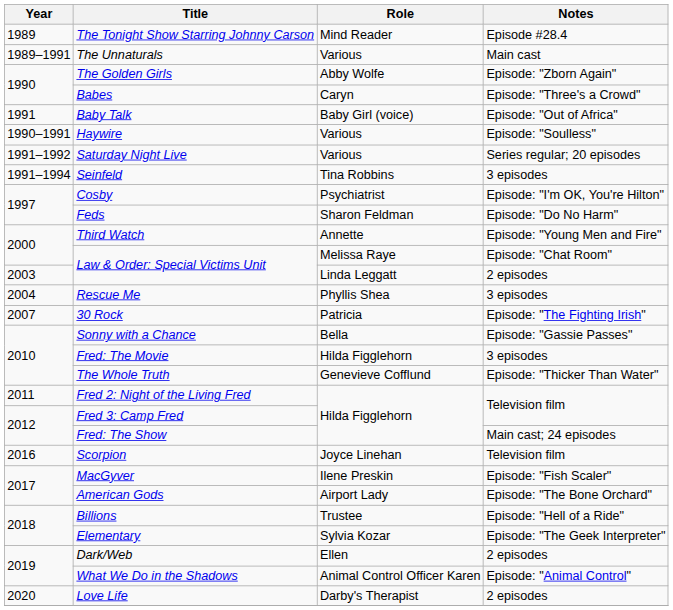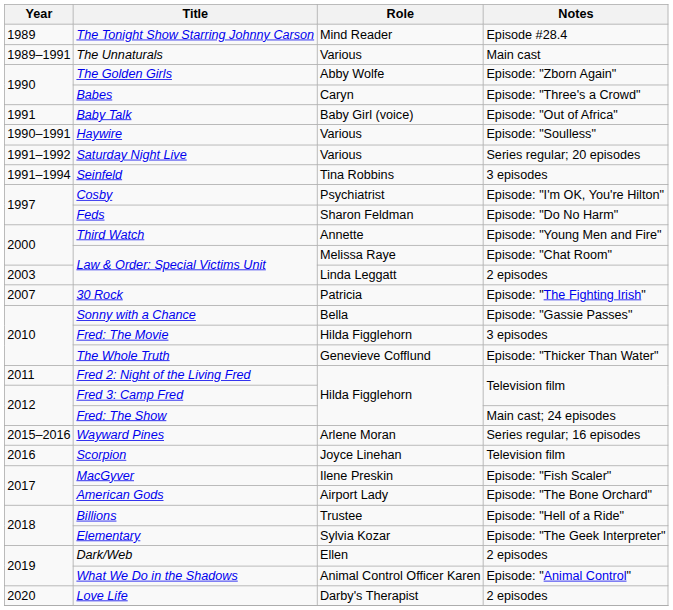- row: (108, 295)
+ row: (120, 435)
